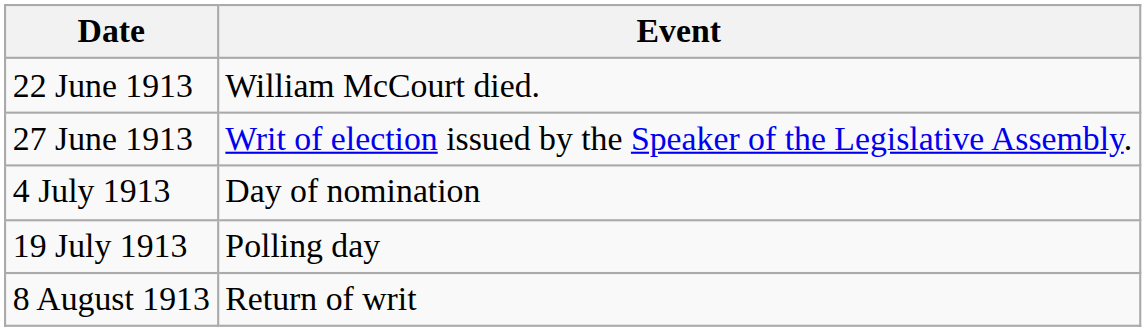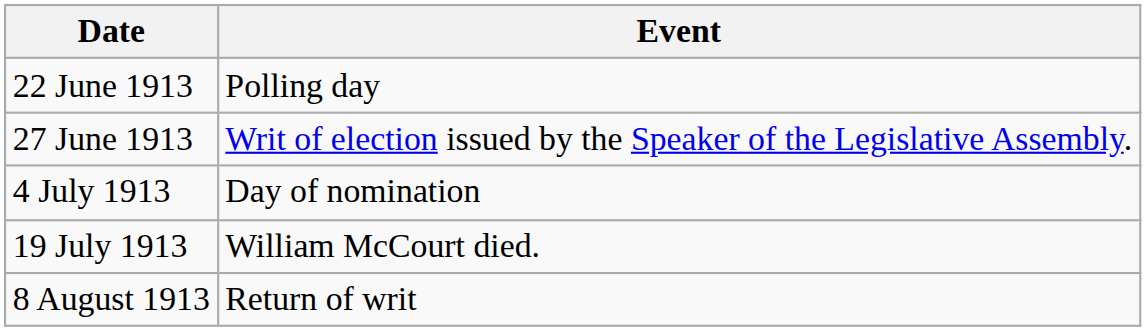(383, 84) William McCourt died. -> (303, 84) Polling day
(303, 245) Polling day -> (383, 245) William McCourt died.
